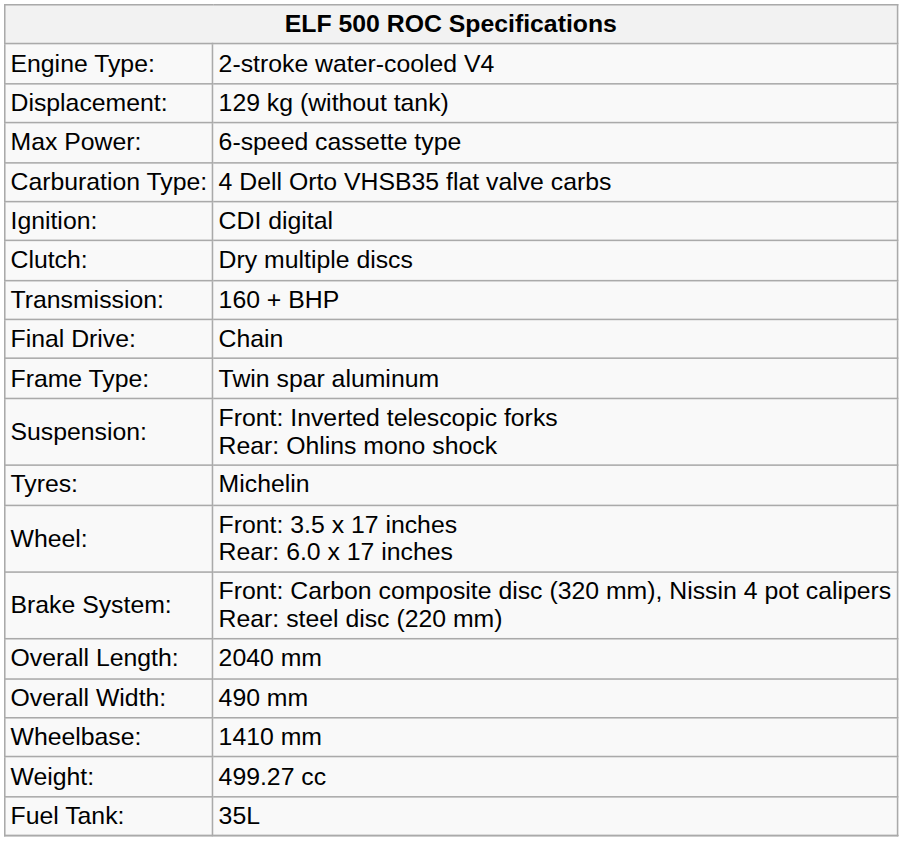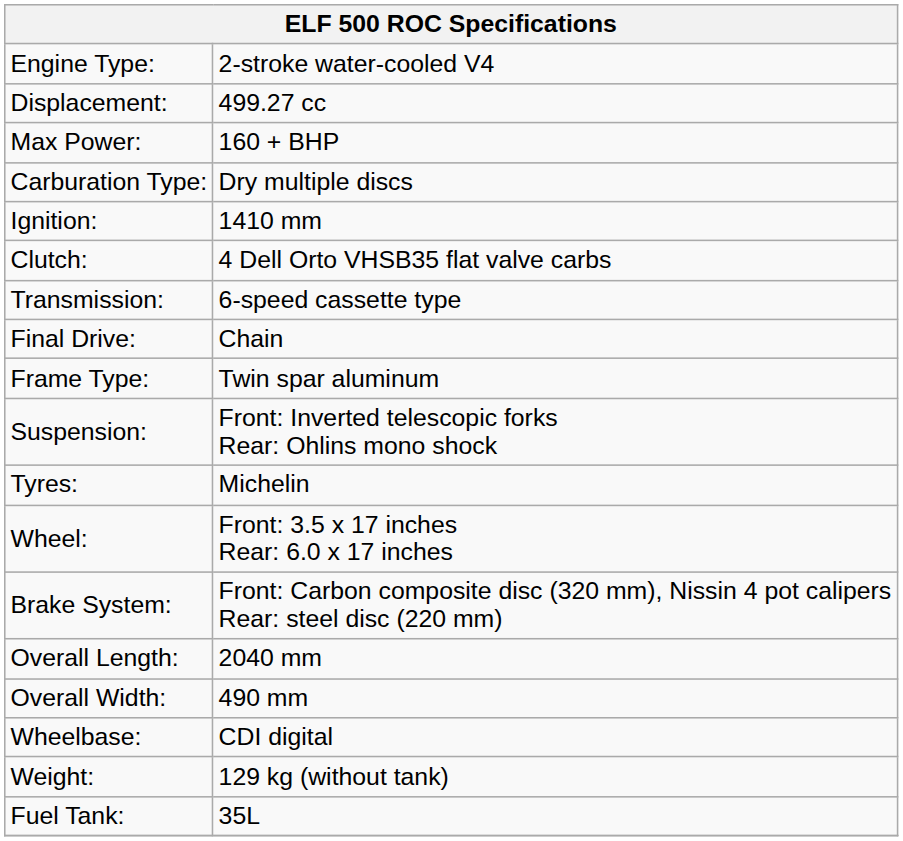(334, 102) 129 kg (without tank) -> (272, 102) 499.27 cc
(340, 142) 6-speed cassette type -> (279, 142) 160 + BHP
(415, 181) 4 Dell Orto VHSB35 flat valve carbs -> (316, 181) Dry multiple discs
(276, 220) CDI digital -> (270, 220) 1410 mm
(316, 260) Dry multiple discs -> (415, 260) 4 Dell Orto VHSB35 flat valve carbs
(279, 299) 160 + BHP -> (340, 299) 6-speed cassette type
(270, 737) 1410 mm -> (276, 737) CDI digital
(272, 776) 499.27 cc -> (334, 776) 129 kg (without tank)
